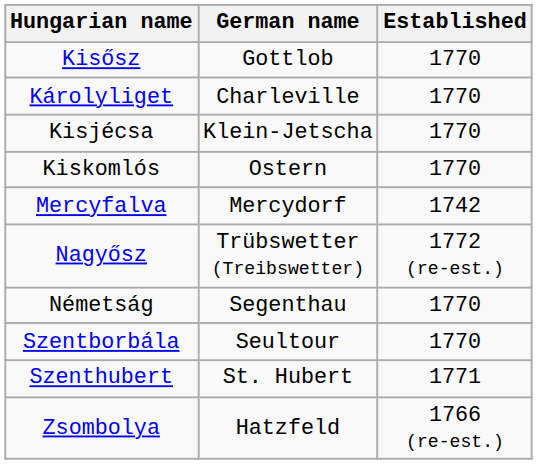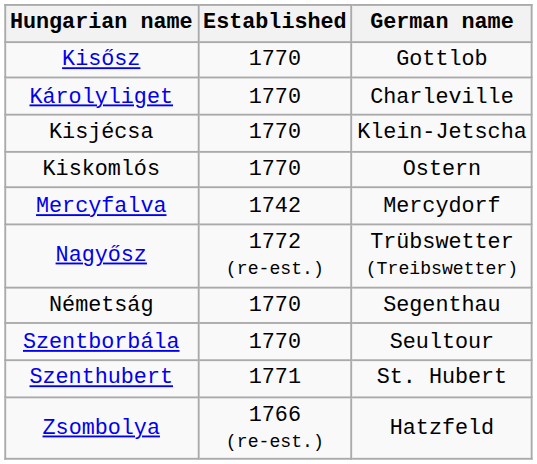columns swapped: (288, 23) <-> (455, 23)
